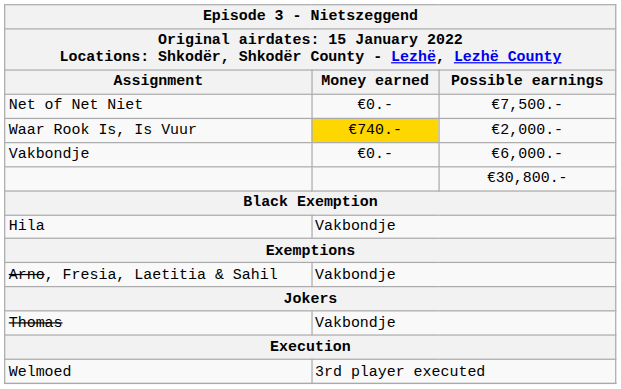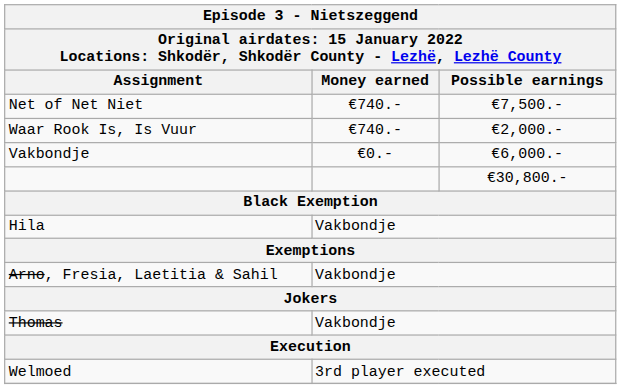(375, 106) €0.- -> (375, 106) €740.-
(375, 130) gold background -> (375, 130) no background
